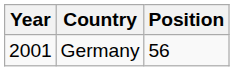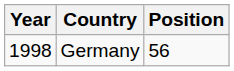(30, 50) 2001 -> (30, 50) 1998
